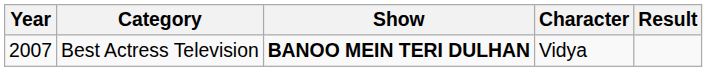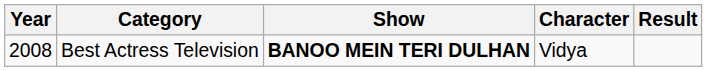(31, 50) 2007 -> (31, 50) 2008
